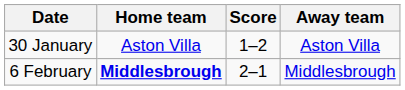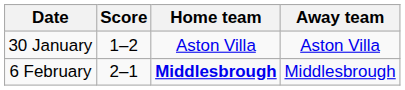columns swapped: (161, 17) <-> (253, 17)
